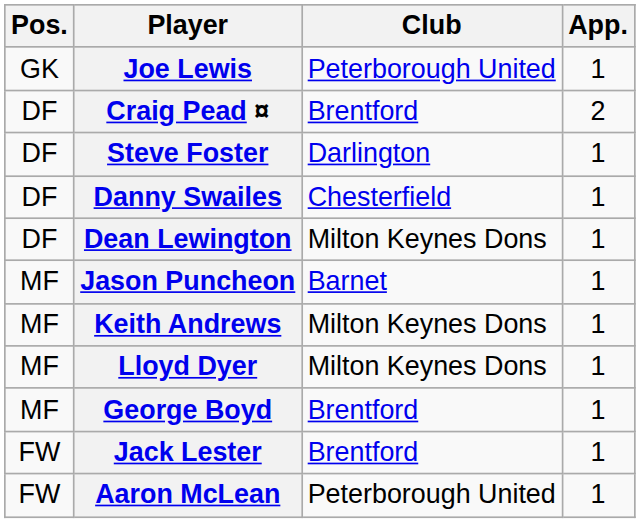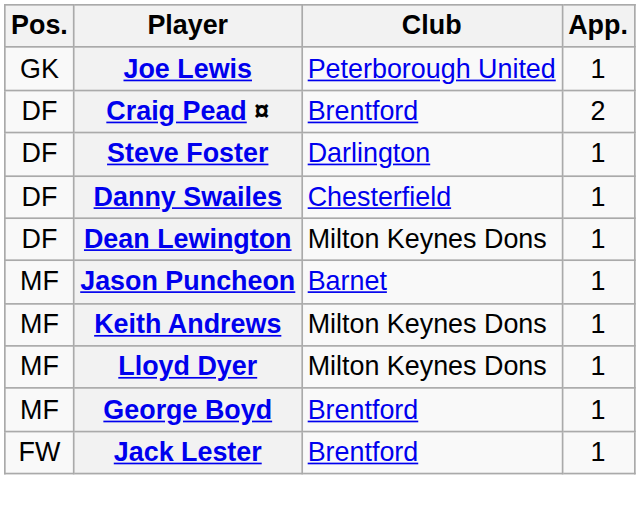- row: (188, 494)
